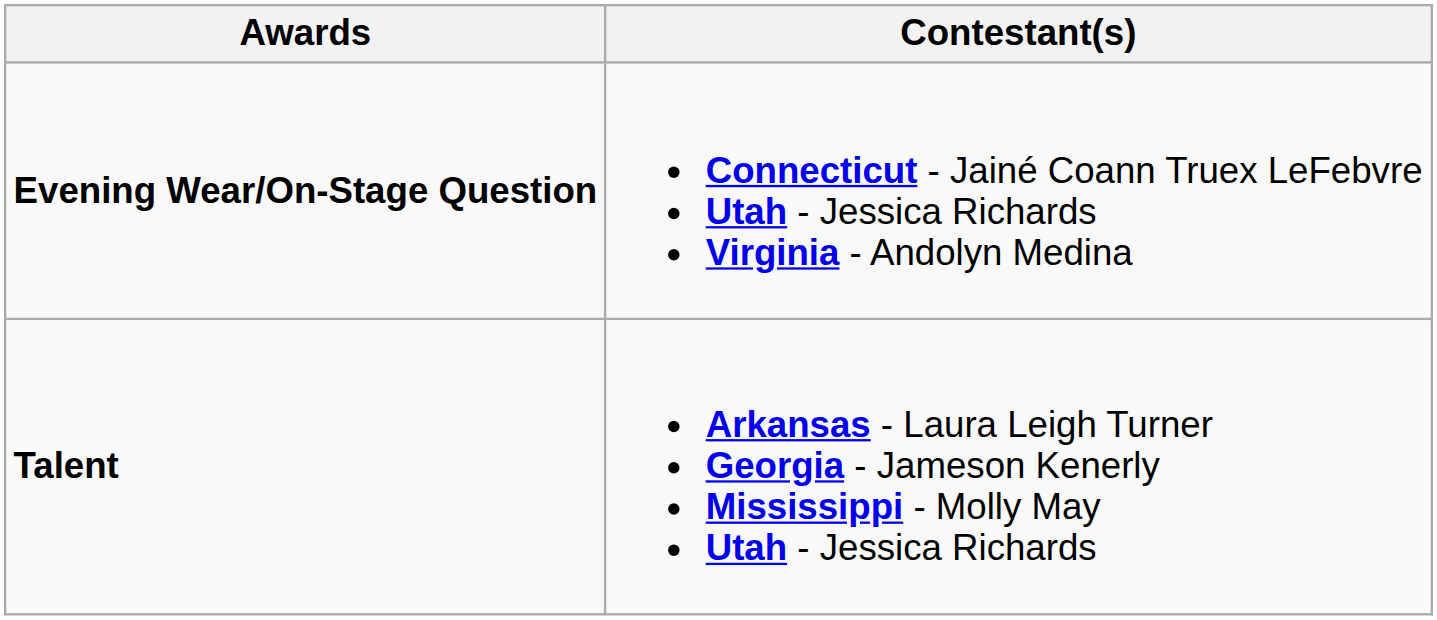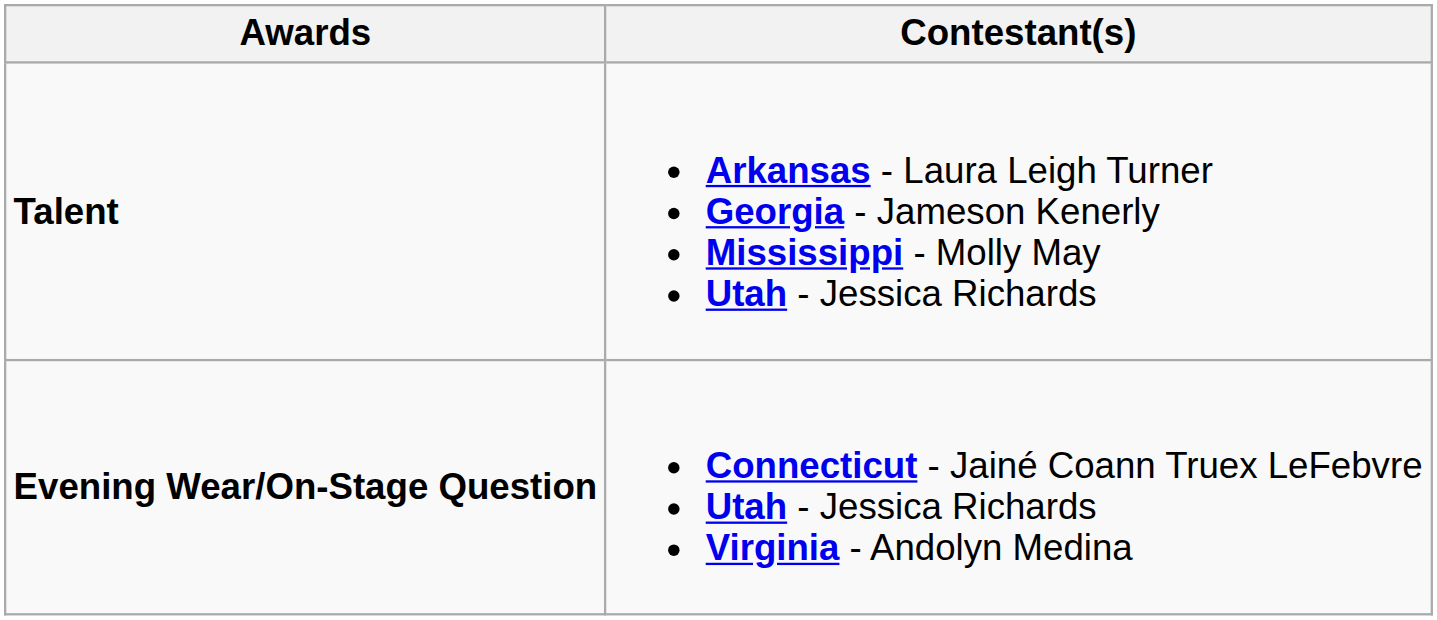rows swapped: (305, 190) <-> (66, 465)
